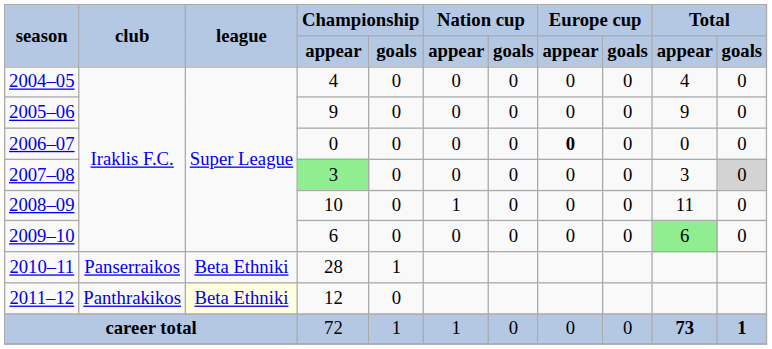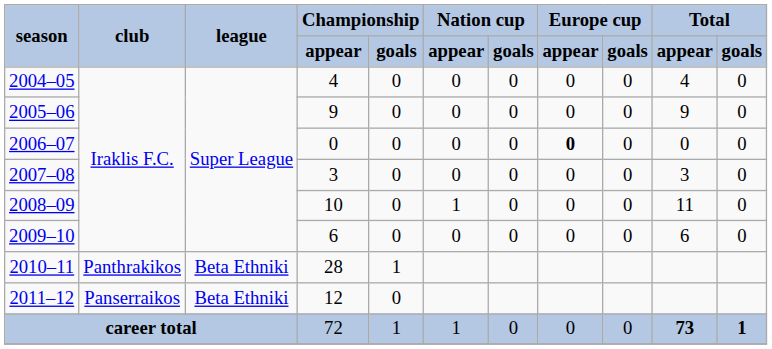(333, 174) lightgreen background -> (333, 174) no background
(742, 174) lightgrey background -> (742, 174) no background
(685, 236) lightgreen background -> (685, 236) no background
(132, 267) Panserraikos -> (132, 267) Panthrakikos
(132, 298) Panthrakikos -> (132, 298) Panserraikos
(241, 298) lightyellow background -> (241, 298) no background
